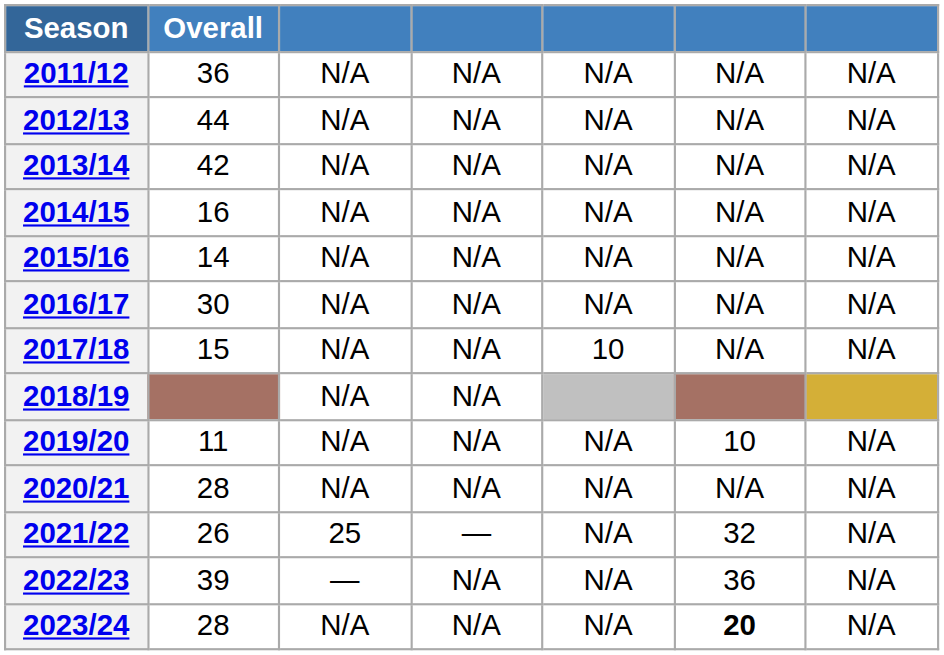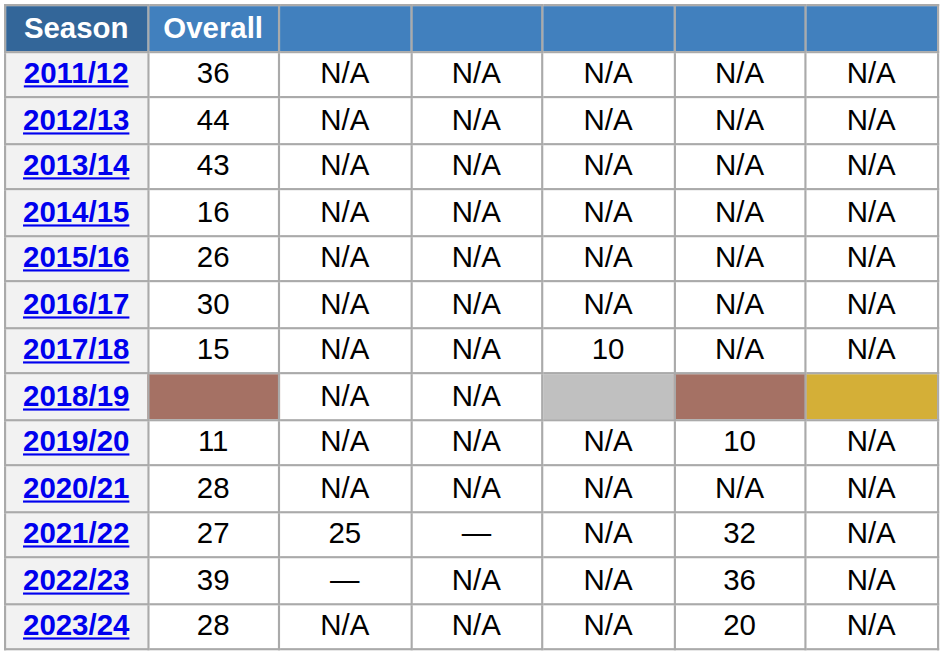(213, 166) 42 -> (213, 166) 43
(213, 258) 14 -> (213, 258) 26
(213, 534) 26 -> (213, 534) 27
(740, 626) bold -> (740, 626) normal
